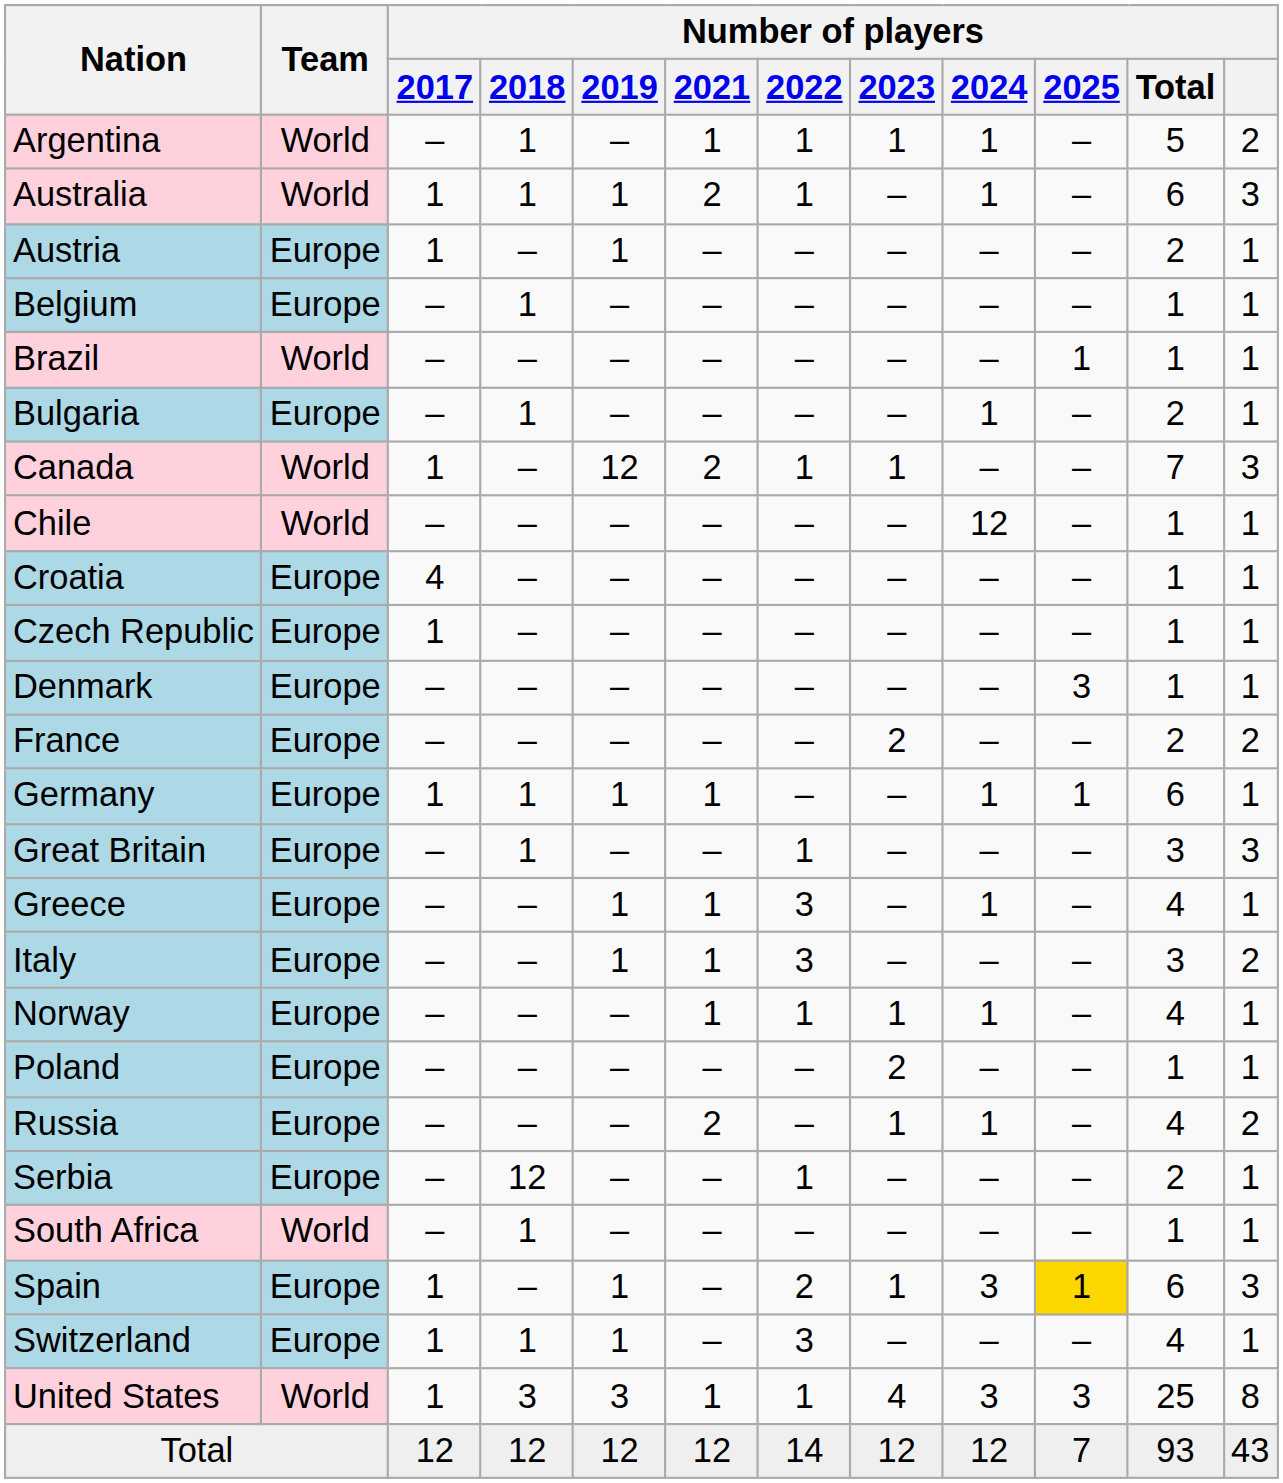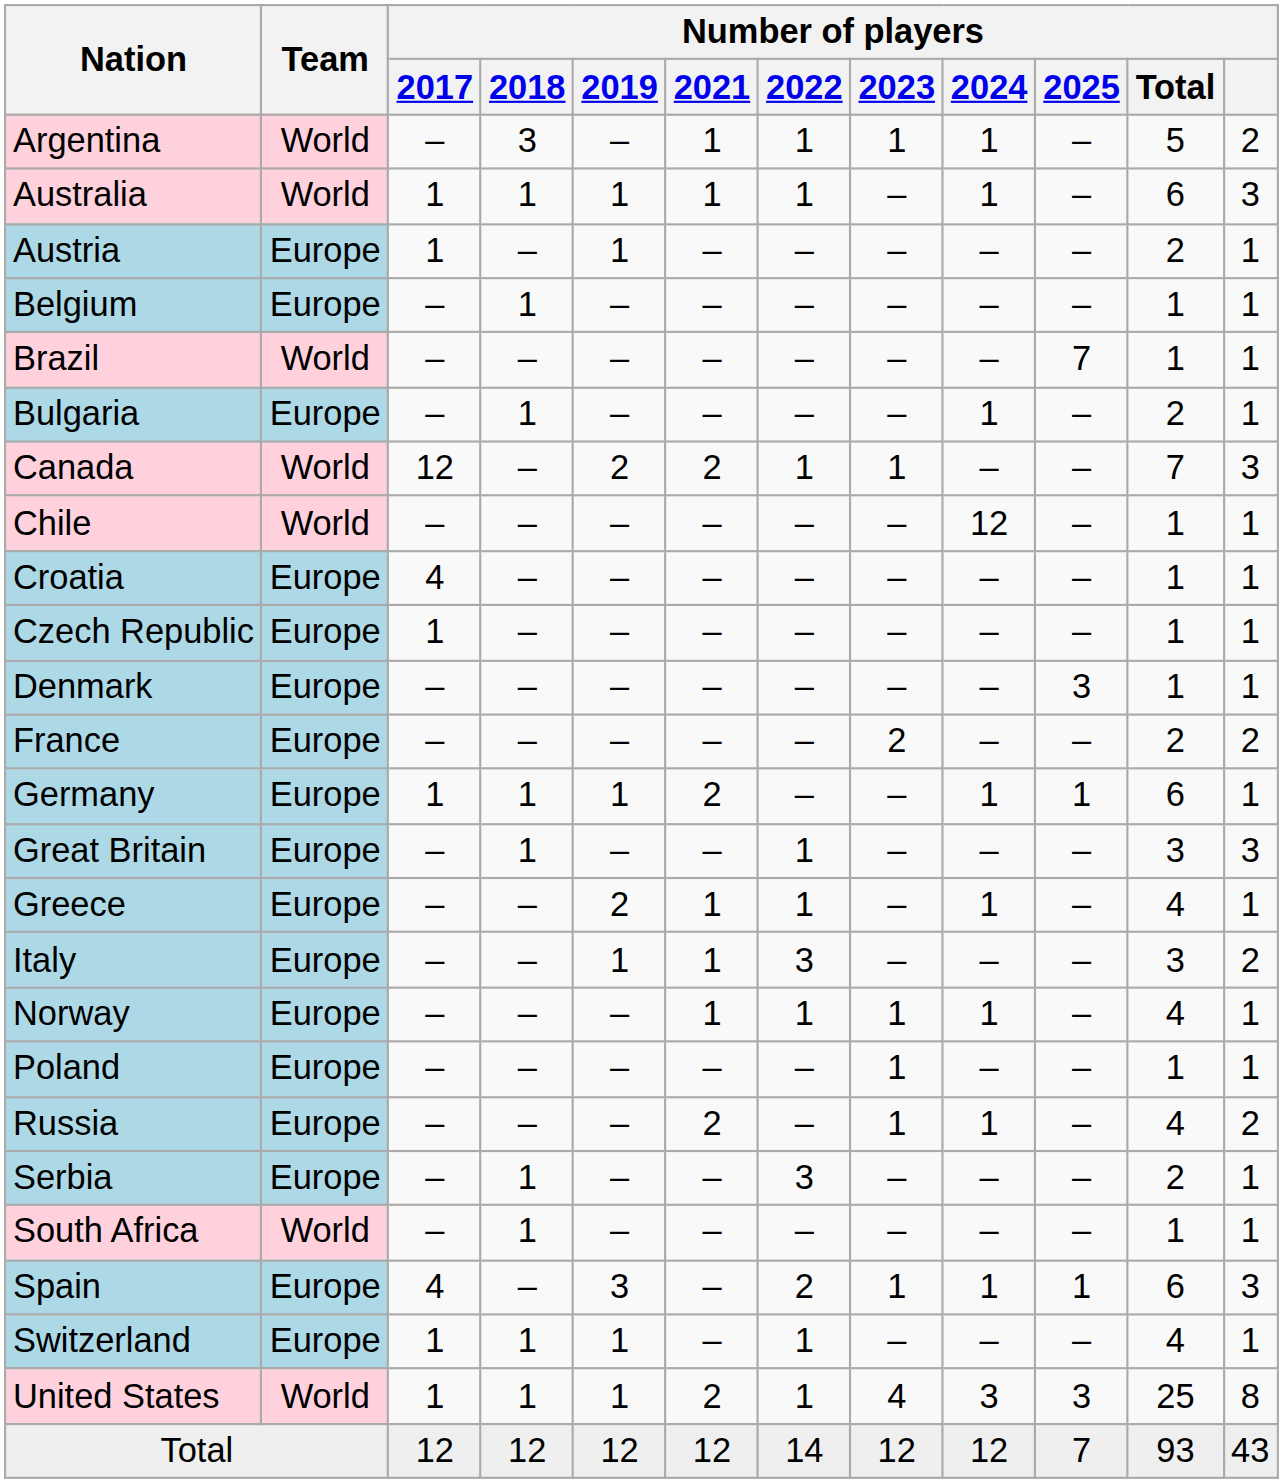(527, 140) 1 -> (527, 140) 3
(712, 195) 2 -> (712, 195) 1
(1082, 359) 1 -> (1082, 359) 7
(435, 468) 1 -> (435, 468) 12
(620, 468) 12 -> (620, 468) 2
(712, 795) 1 -> (712, 795) 2
(620, 904) 1 -> (620, 904) 2
(804, 904) 3 -> (804, 904) 1
(897, 1068) 2 -> (897, 1068) 1
(527, 1177) 12 -> (527, 1177) 1
(804, 1177) 1 -> (804, 1177) 3
(435, 1286) 1 -> (435, 1286) 4
(620, 1286) 1 -> (620, 1286) 3
(989, 1286) 3 -> (989, 1286) 1
(1082, 1286) gold background -> (1082, 1286) no background
(804, 1341) 3 -> (804, 1341) 1
(527, 1395) 3 -> (527, 1395) 1
(620, 1395) 3 -> (620, 1395) 1
(712, 1395) 1 -> (712, 1395) 2
